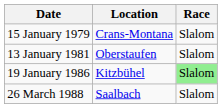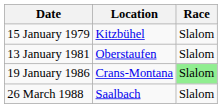(134, 34) Crans-Montana -> (120, 34) Kitzbühel
(120, 73) Kitzbühel -> (134, 73) Crans-Montana
